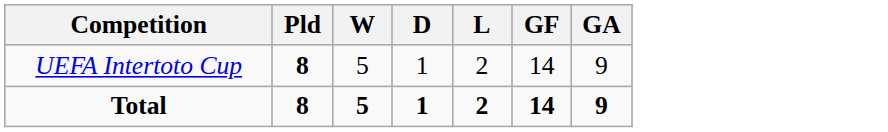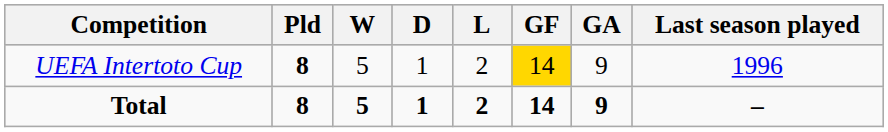+ column: (757, 24)
(542, 65) no background -> (542, 65) gold background
